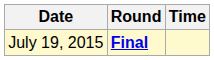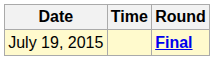columns swapped: (187, 17) <-> (136, 17)
